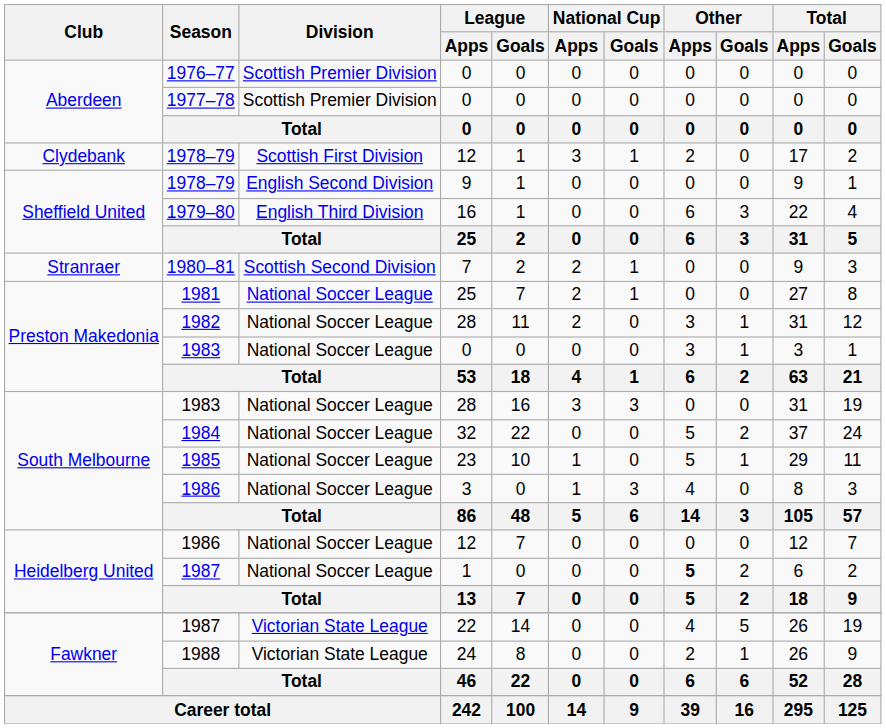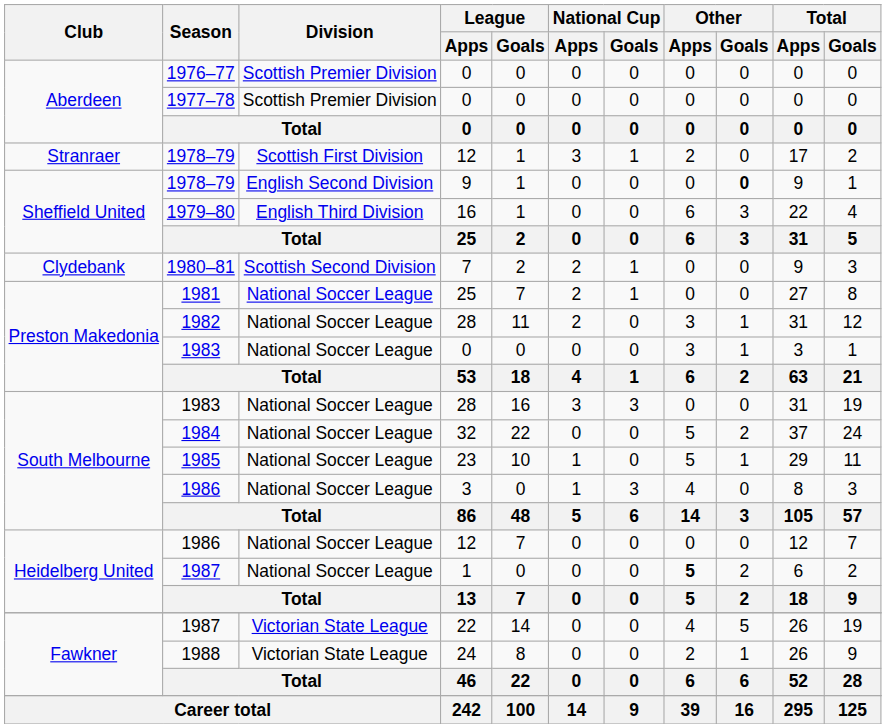(84, 156) Clydebank -> (84, 156) Stranraer
(744, 184) normal -> (744, 184) bold
(84, 267) Stranraer -> (84, 267) Clydebank
